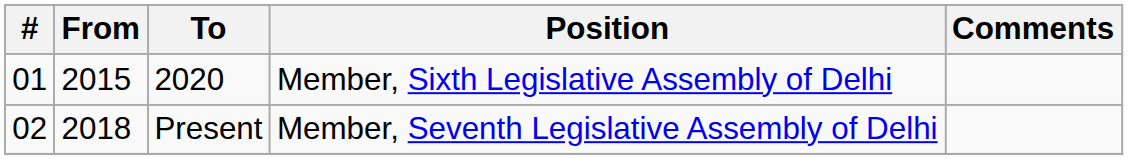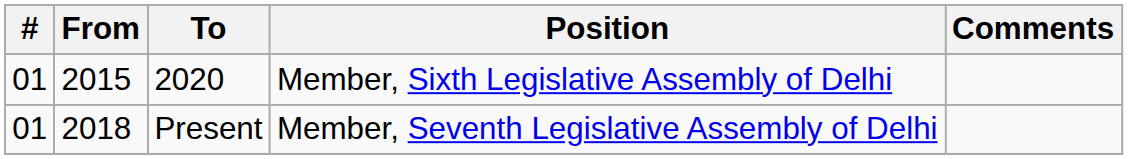(30, 128) 02 -> (30, 128) 01
